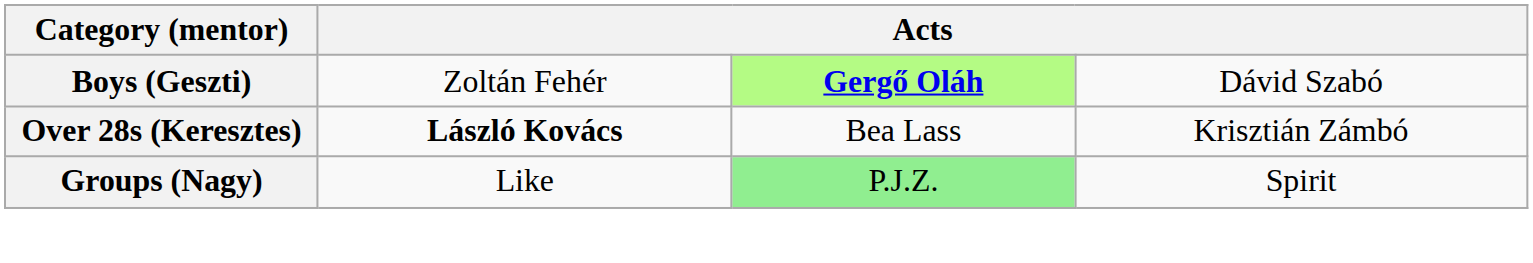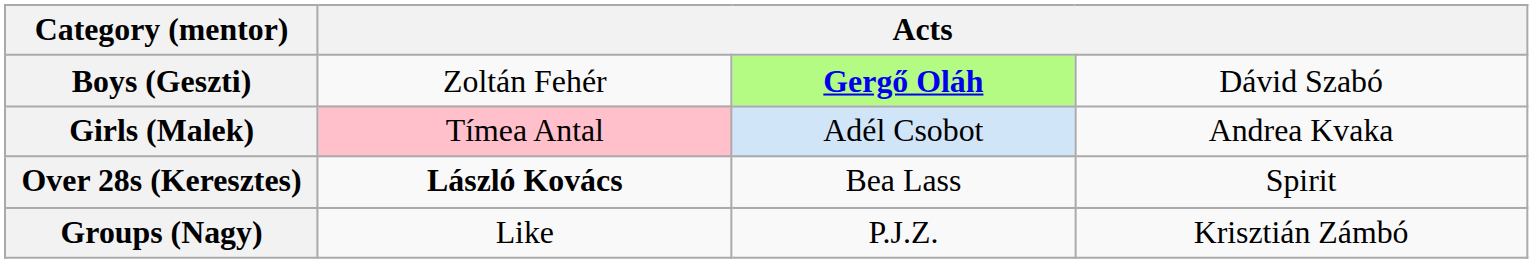+ row: (162, 130)
(1301, 130) Krisztián Zámbó -> (1301, 181) Spirit
(903, 181) lightgreen background -> (903, 231) no background
(1301, 181) Spirit -> (1301, 231) Krisztián Zámbó
